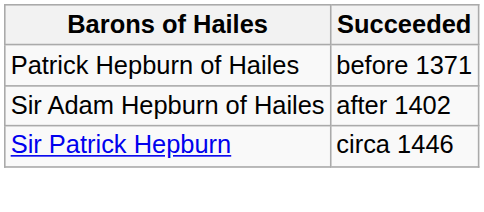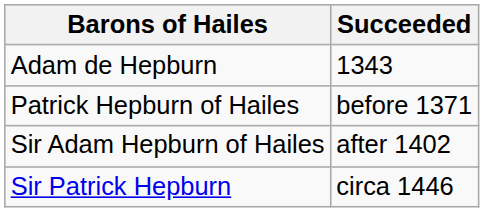+ row: (114, 65)
